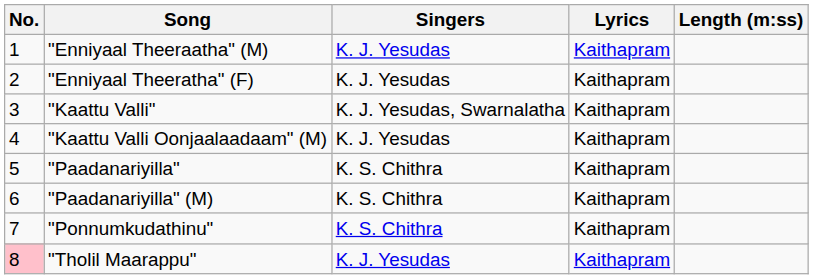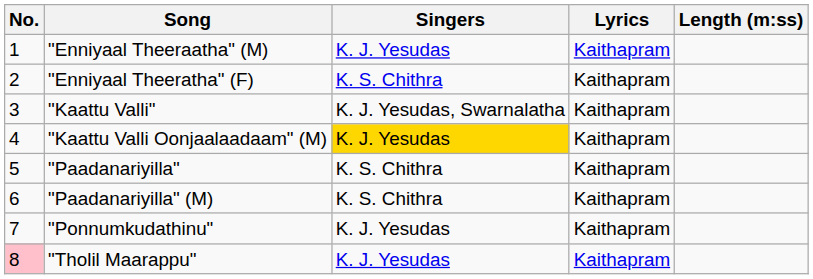(393, 79) K. J. Yesudas -> (389, 79) K. S. Chithra
(393, 139) no background -> (393, 139) gold background
(389, 229) K. S. Chithra -> (393, 229) K. J. Yesudas
